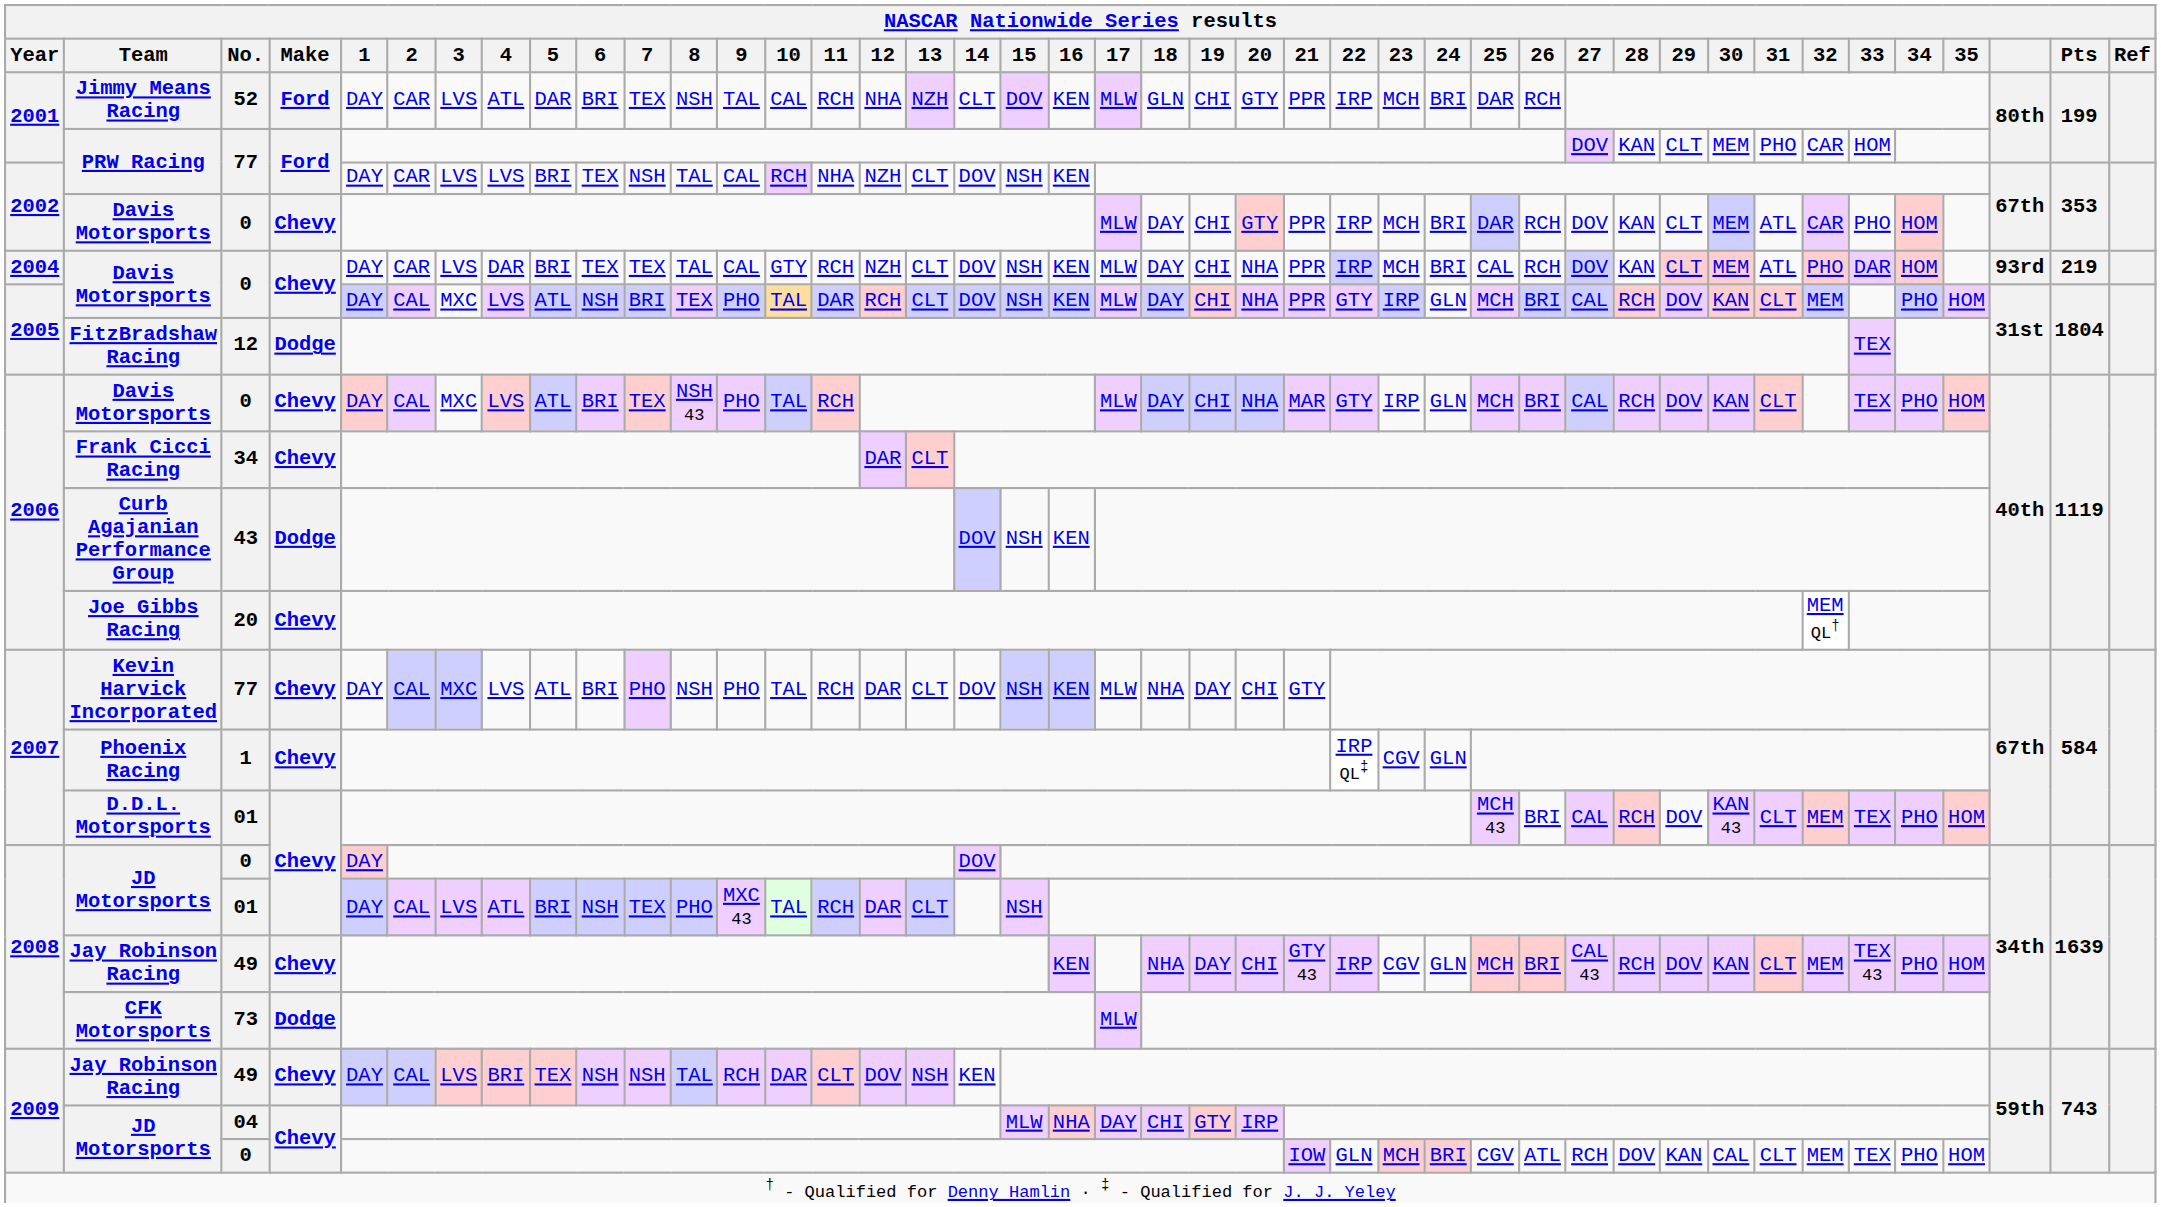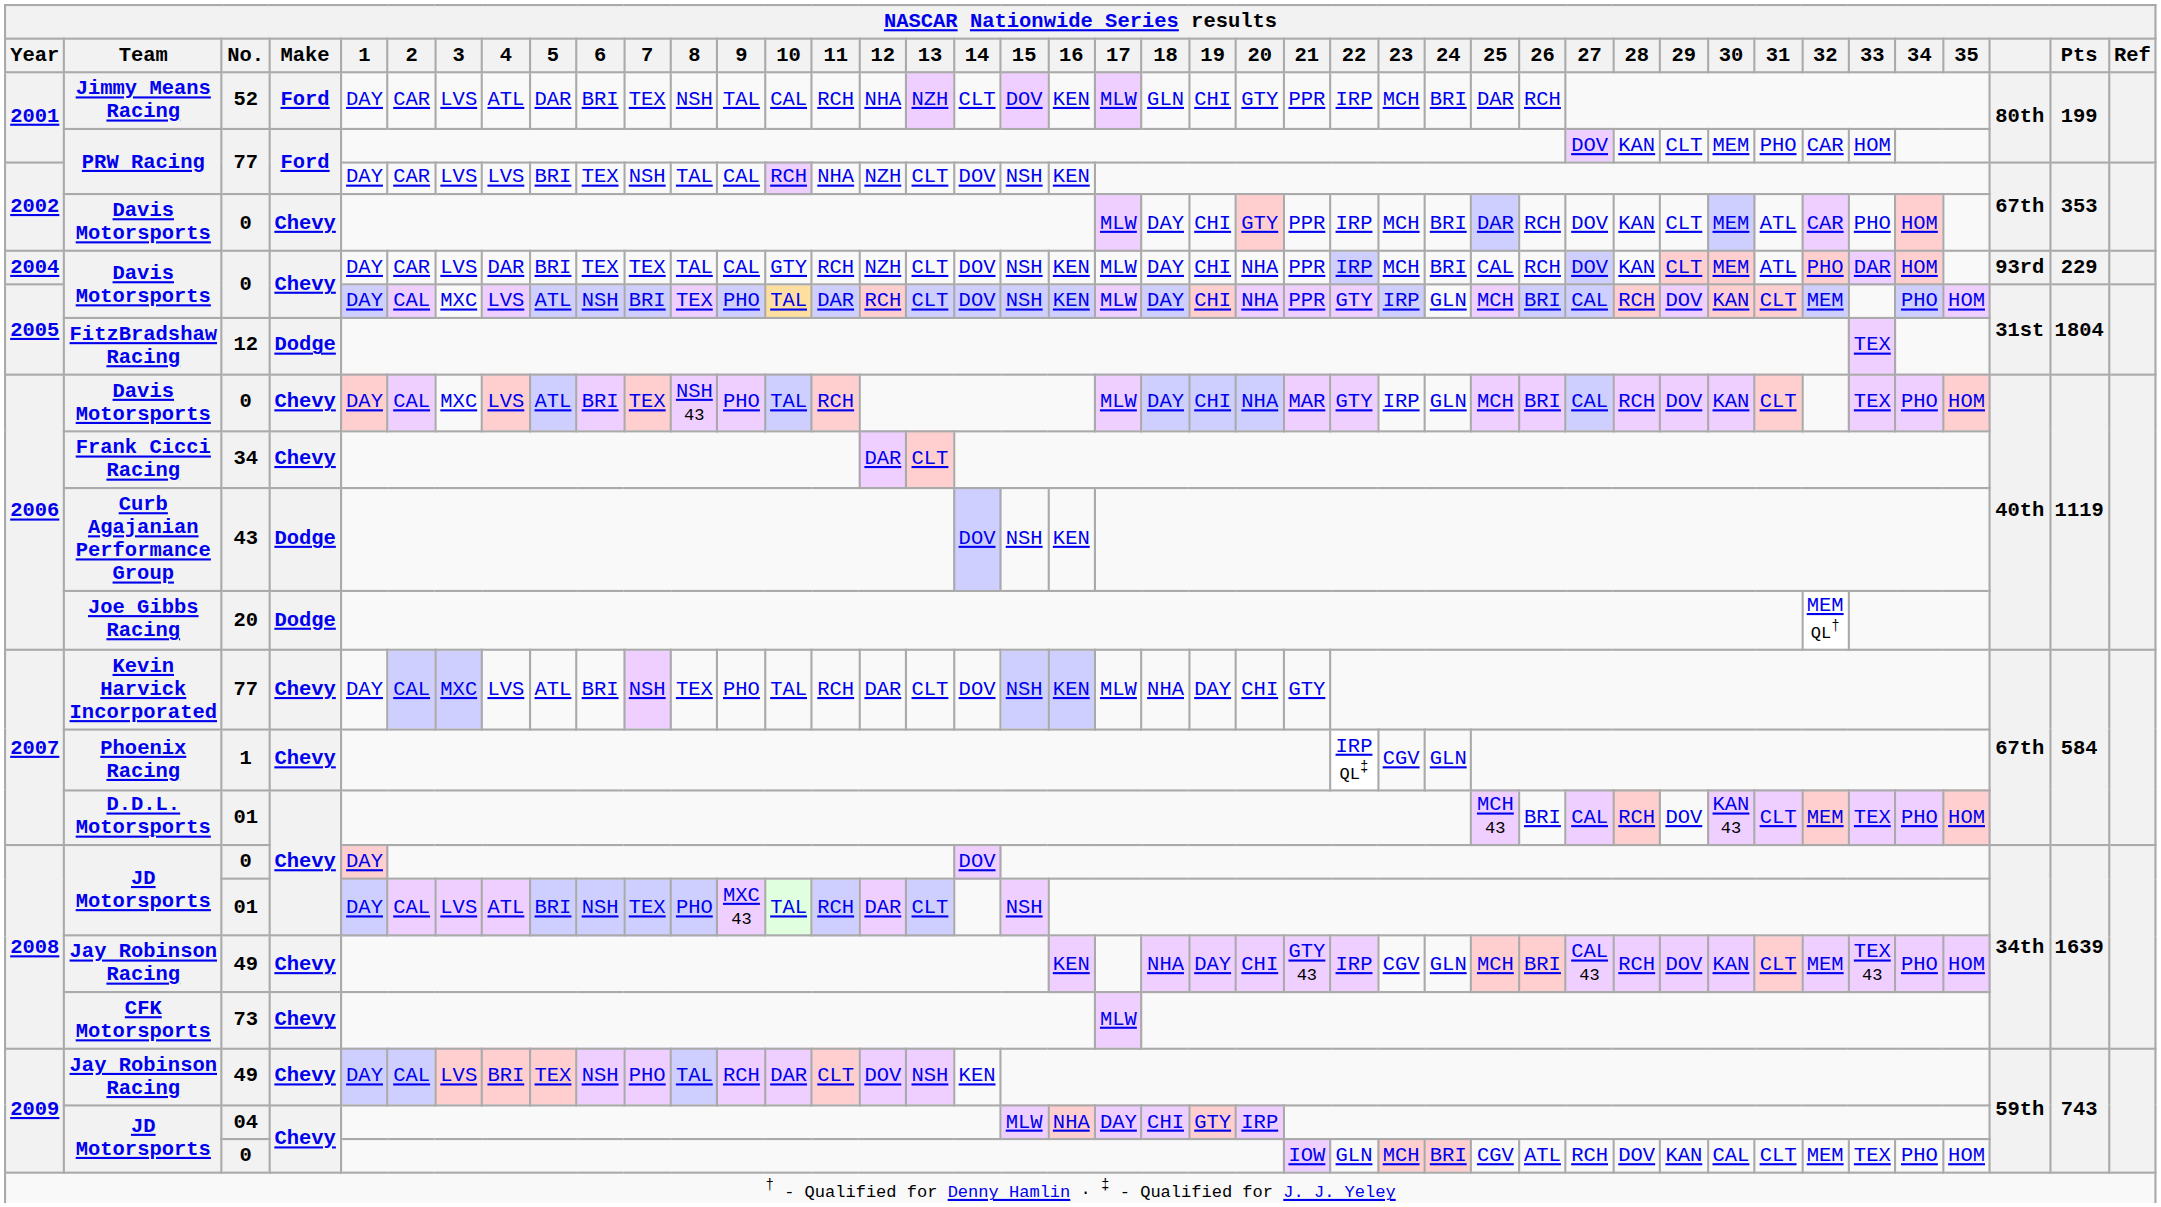(2079, 268) 219 -> (2079, 268) 229
(305, 620) Chevy -> (305, 620) Dodge
(647, 689) PHO -> (647, 689) NSH
(694, 689) NSH -> (694, 689) TEX
(305, 1020) Dodge -> (305, 1020) Chevy
(647, 1077) NSH -> (647, 1077) PHO
